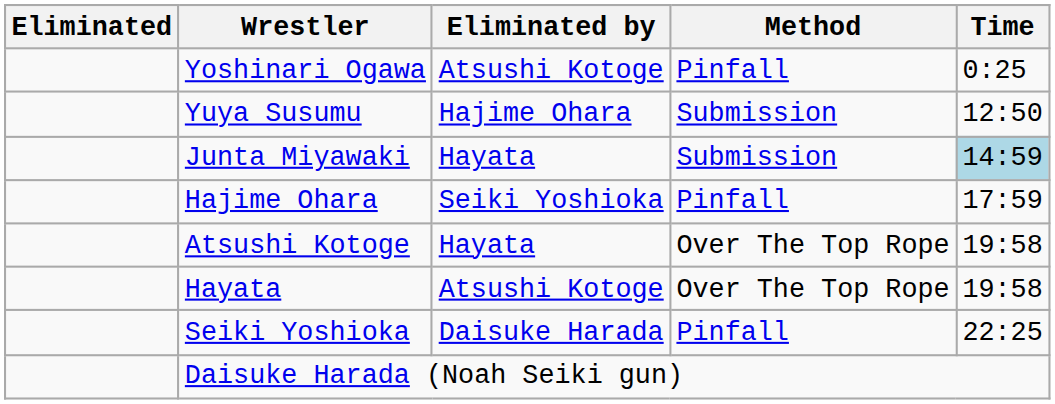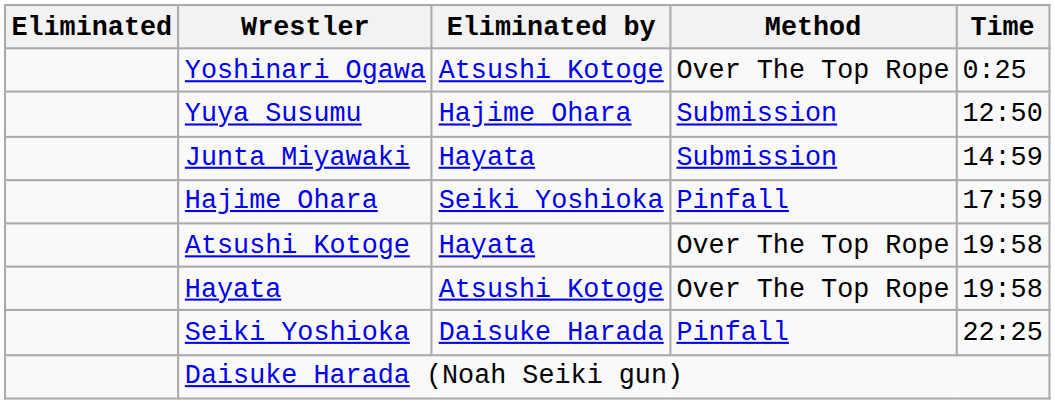(733, 70) Pinfall -> (813, 70) Over The Top Rope
(1003, 158) lightblue background -> (1003, 158) no background
